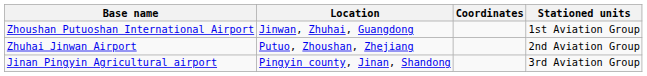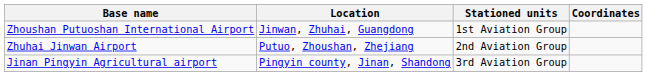columns swapped: (490, 13) <-> (584, 13)
